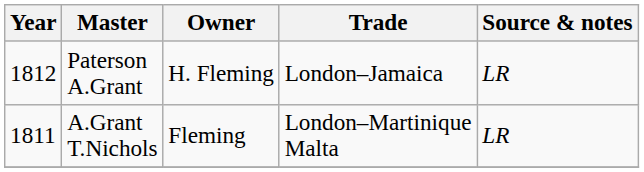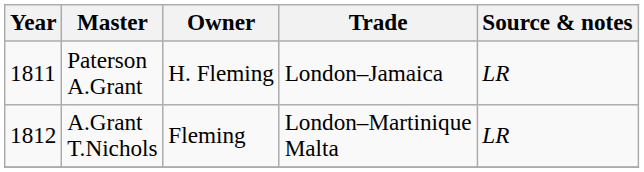(33, 72) 1812 -> (33, 72) 1811
(33, 135) 1811 -> (33, 135) 1812
